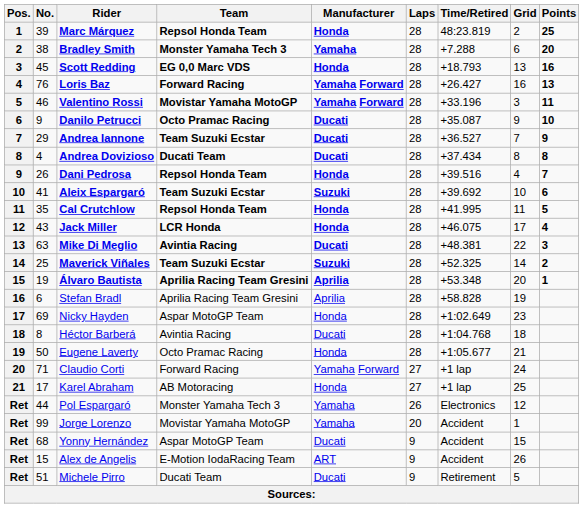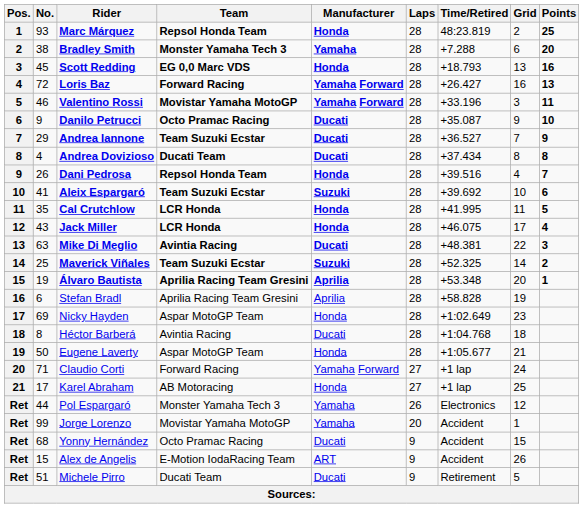(42, 31) 39 -> (42, 31) 93
(42, 85) 76 -> (42, 85) 72
(213, 209) Repsol Honda Team -> (190, 209) LCR Honda
(211, 352) Octo Pramac Racing -> (211, 352) Aspar MotoGP Team
(211, 441) Aspar MotoGP Team -> (211, 441) Octo Pramac Racing
